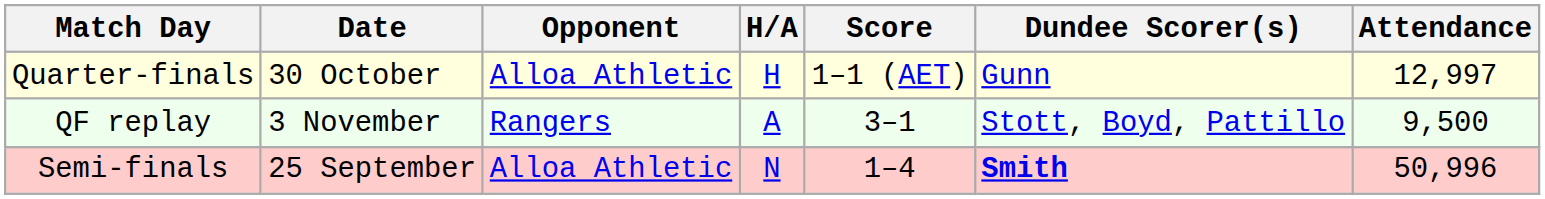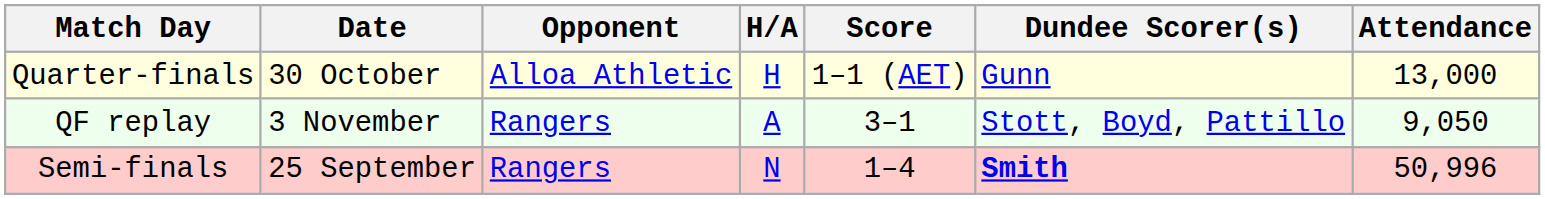(1445, 76) 12,997 -> (1445, 76) 13,000
(1445, 123) 9,500 -> (1445, 123) 9,050
(611, 170) Alloa Athletic -> (550, 170) Rangers
